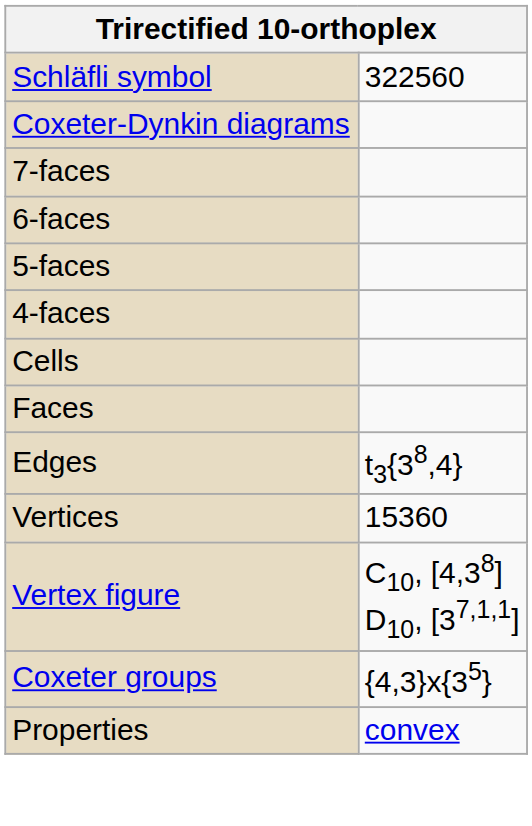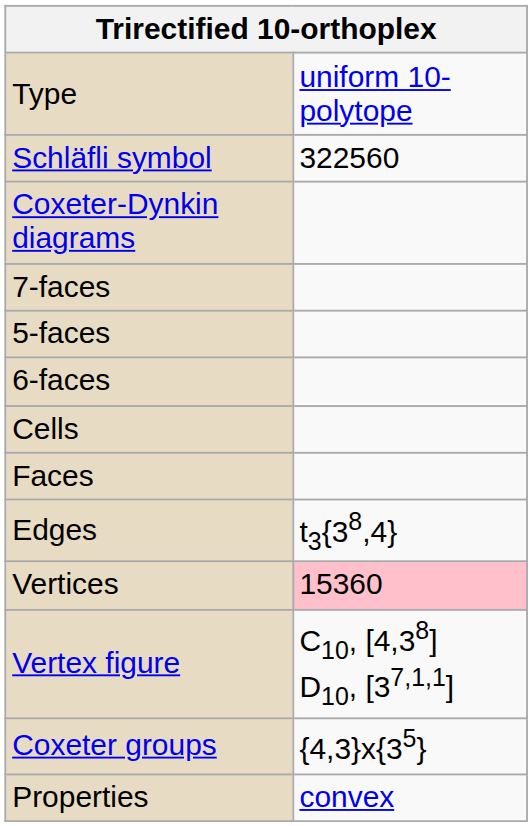+ row: (45, 93)
rows swapped: (61, 218) <-> (61, 266)
- row: (61, 313)
(406, 517) no background -> (341, 585) pink background
